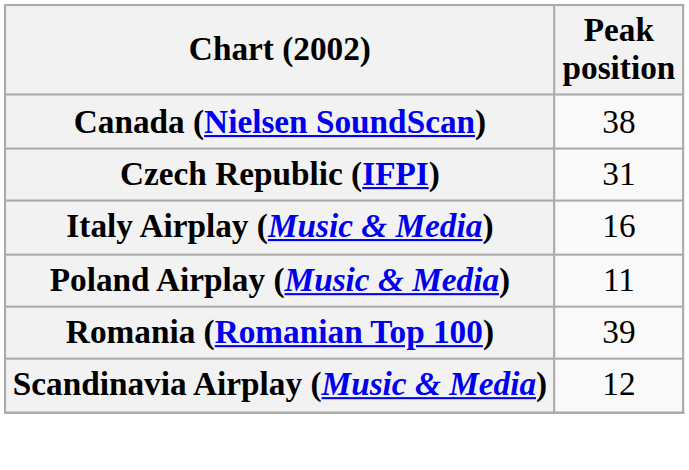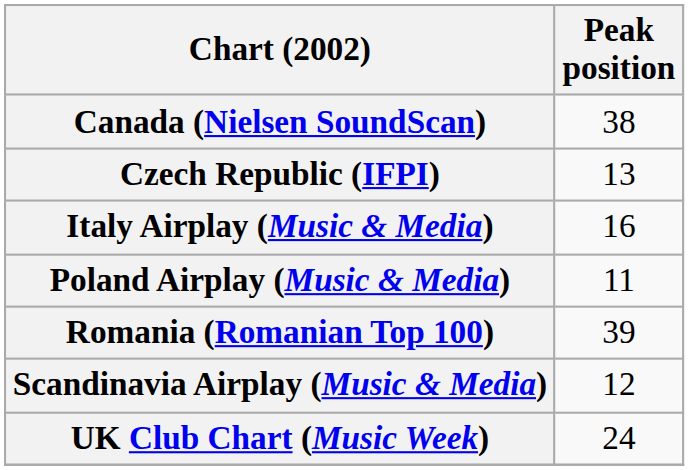(619, 173) 31 -> (619, 173) 13
+ row: (280, 437)
